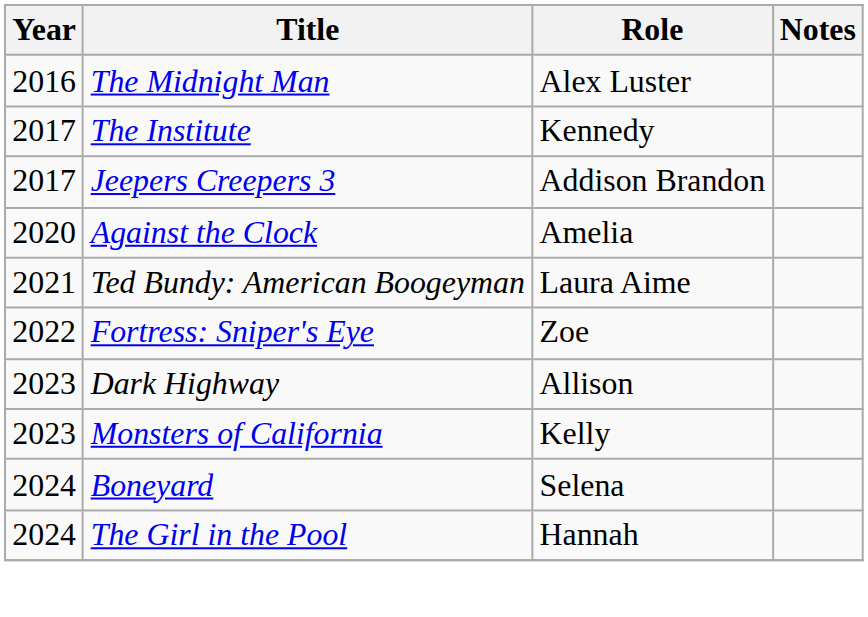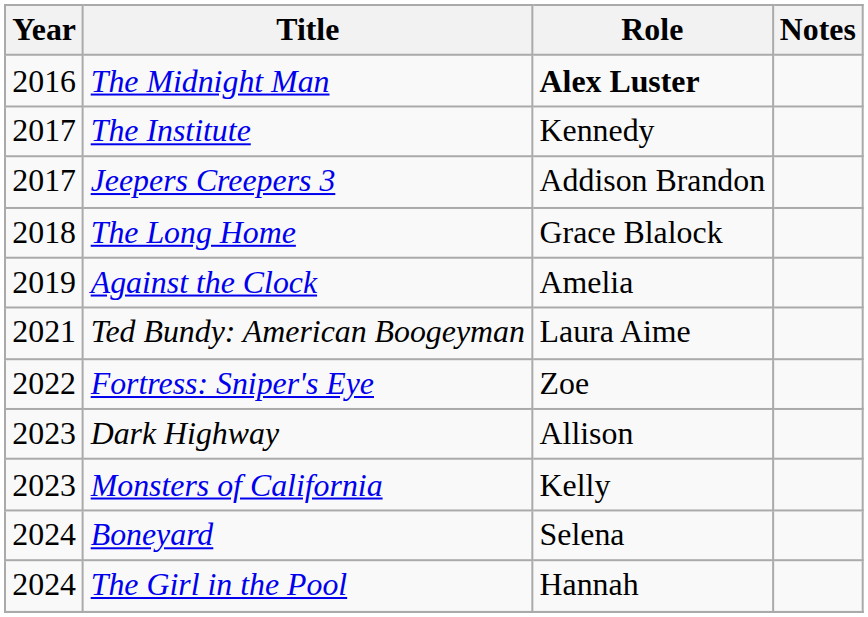(615, 80) normal -> (620, 80) bold
+ row: (193, 231)
(44, 231) 2020 -> (44, 282) 2019
